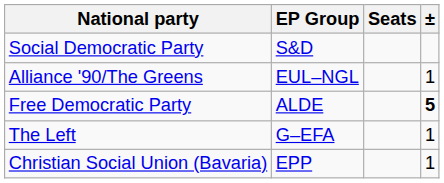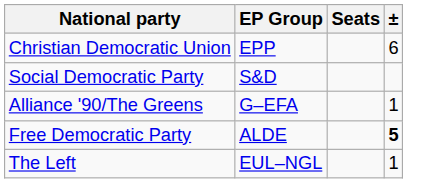+ row: (120, 47)
(317, 76) EUL–NGL -> (269, 105) G–EFA
(305, 134) G–EFA -> (281, 163) EUL–NGL
- row: (138, 163)
